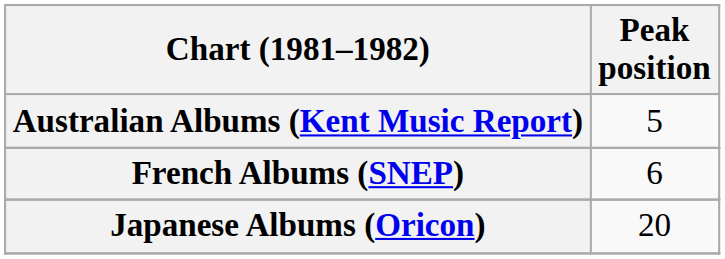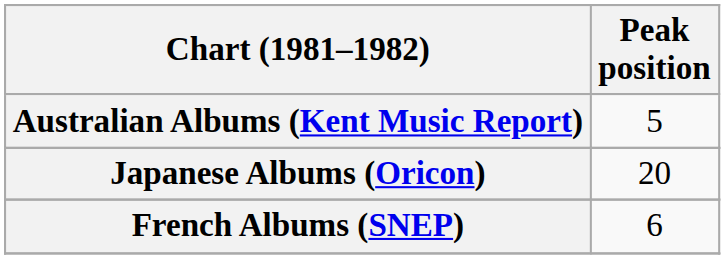rows swapped: (298, 173) <-> (298, 225)
